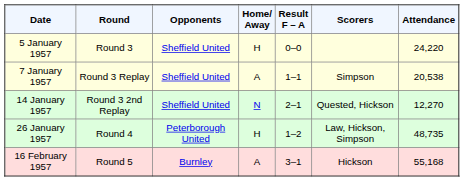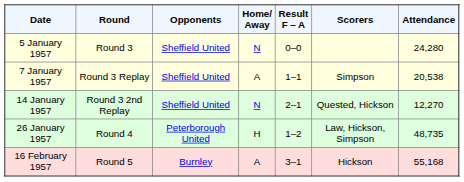(257, 48) H -> (257, 48) N
(429, 48) 24,220 -> (429, 48) 24,280
